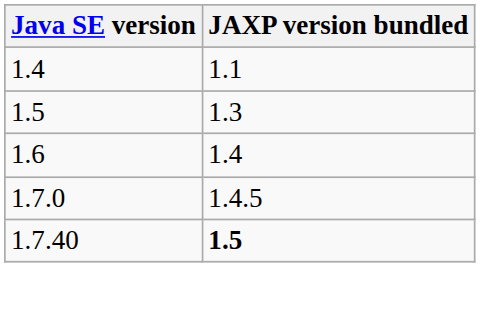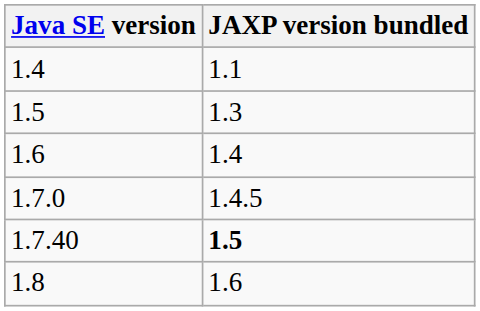+ row: (28, 283)
